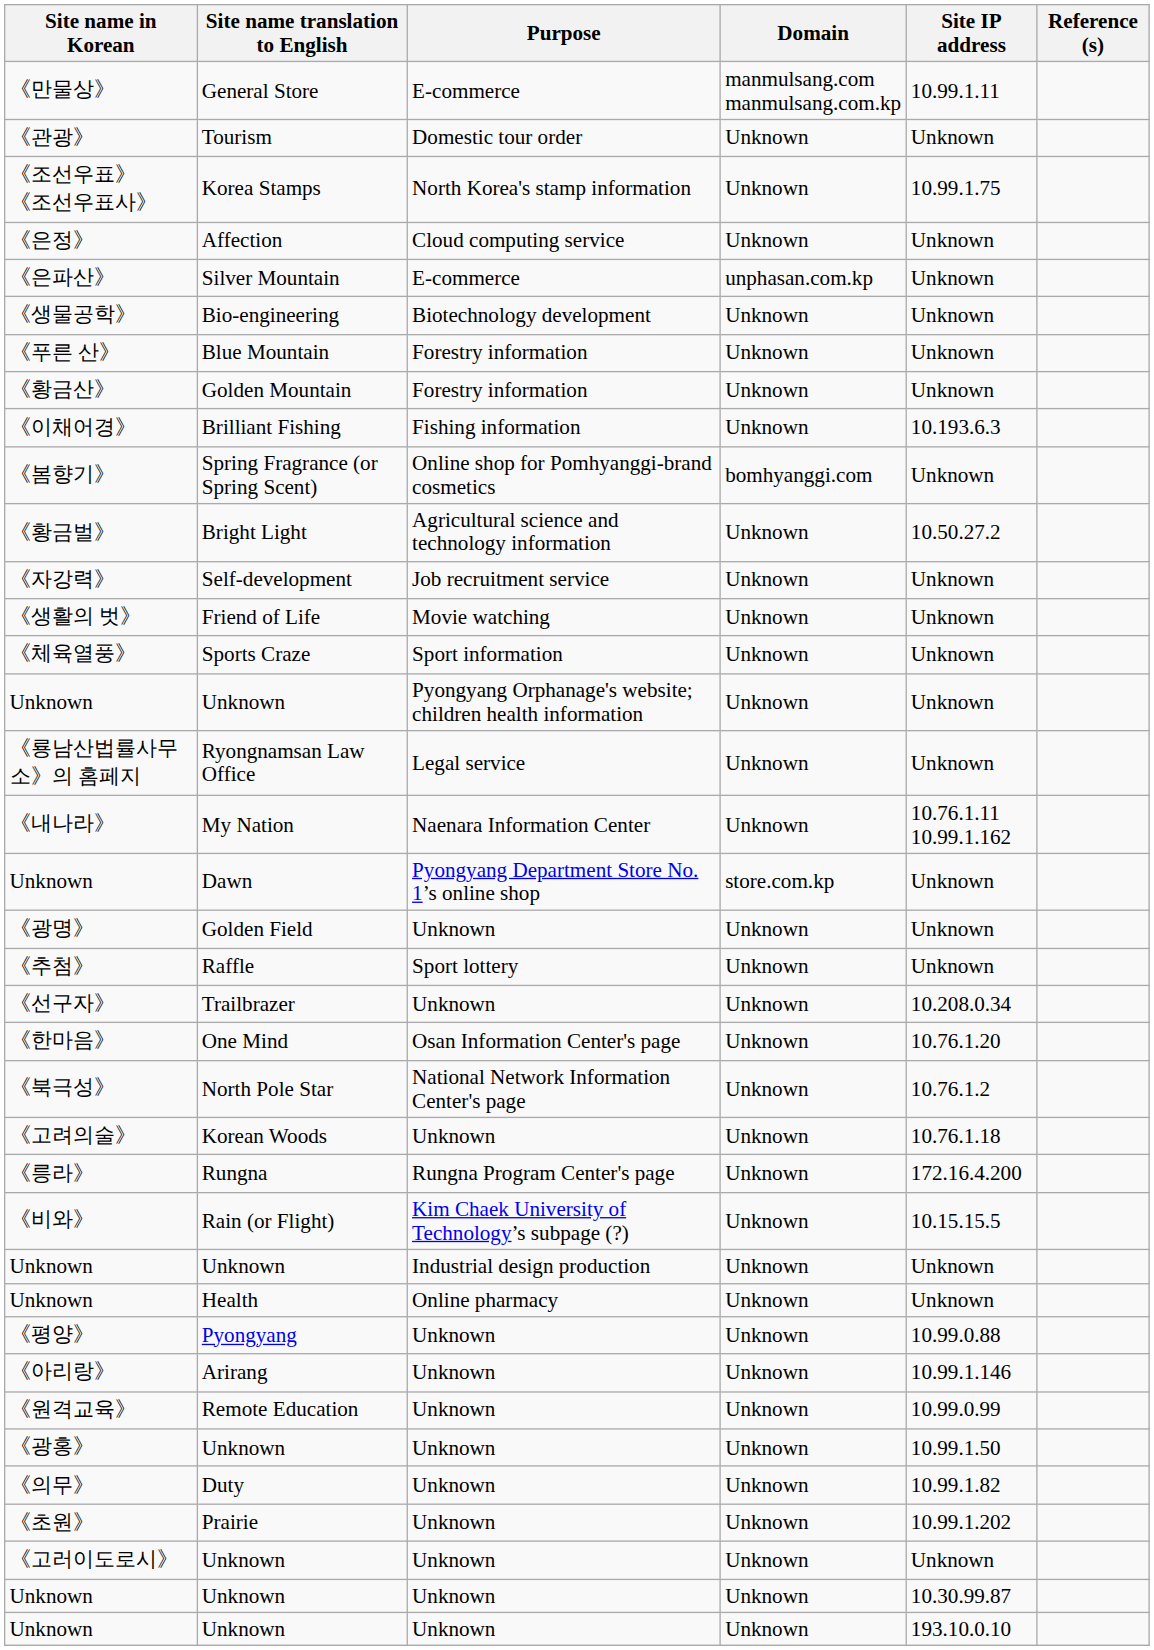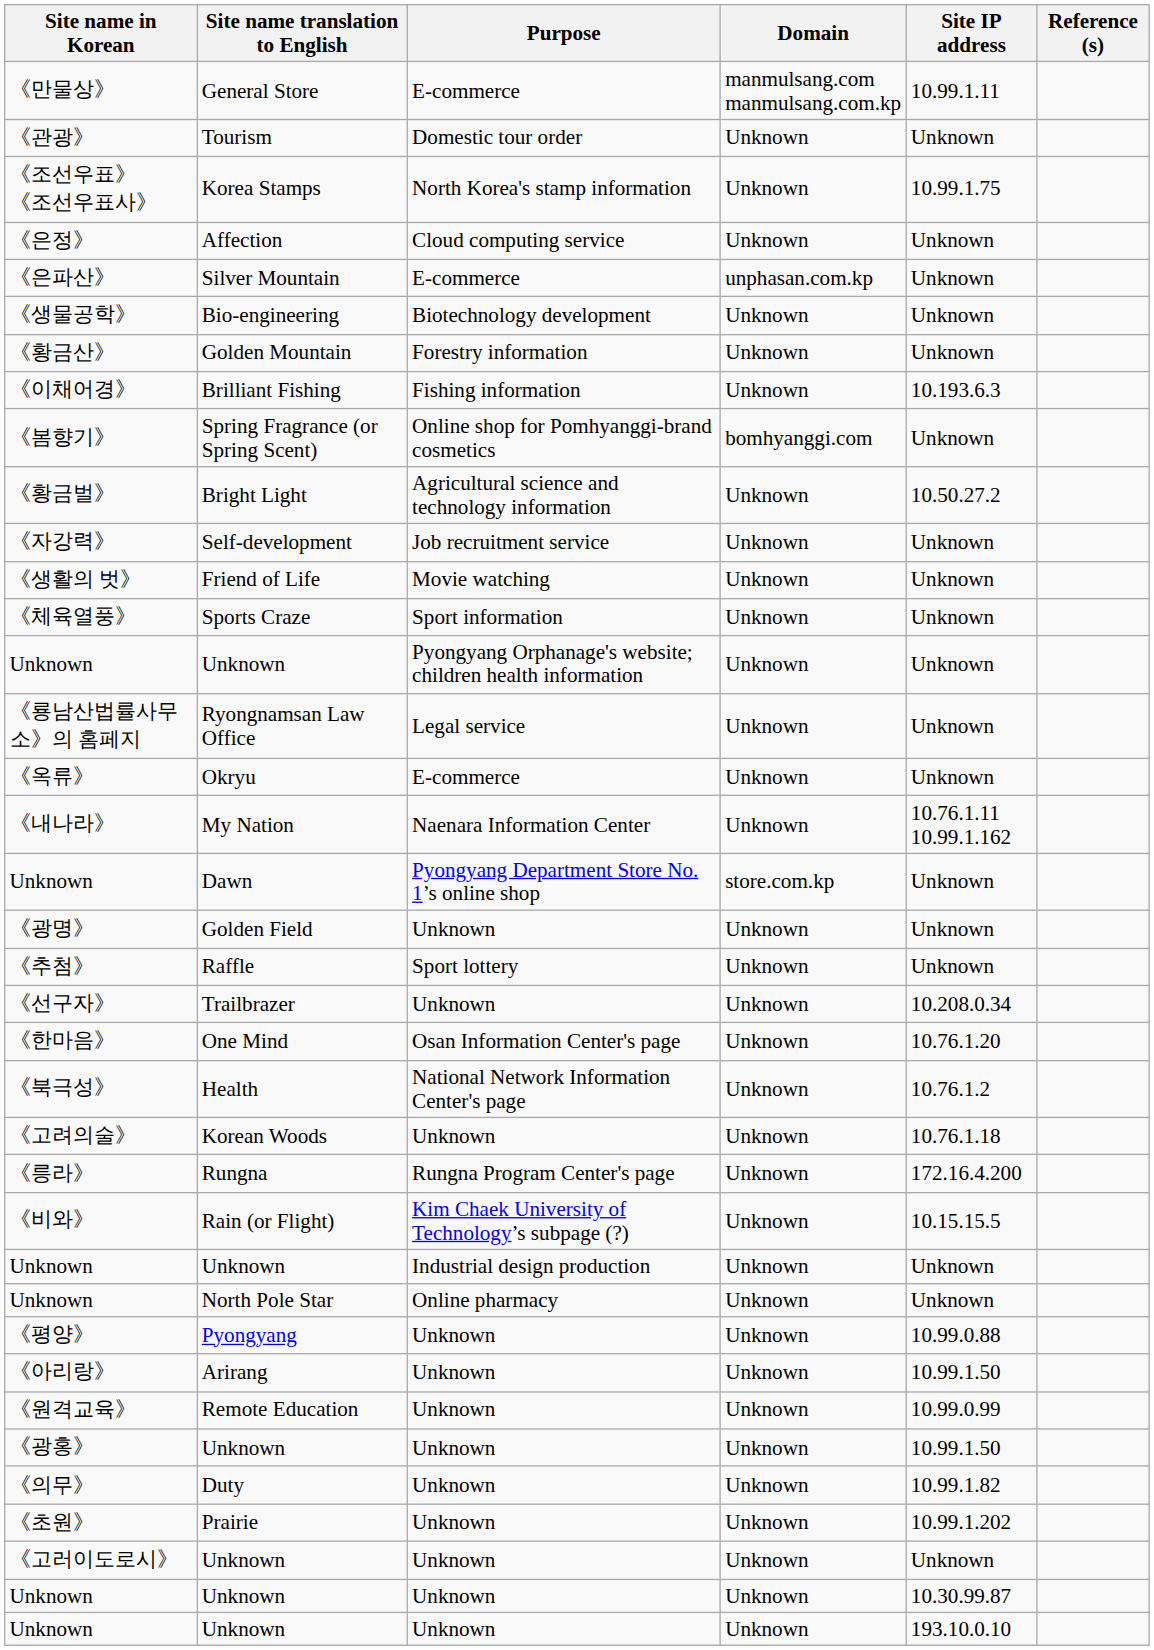- row: (65, 352)
+ row: (52, 776)
(267, 1088) North Pole Star -> (230, 1088) Health
(230, 1299) Health -> (267, 1299) North Pole Star
(961, 1372) 10.99.1.146 -> (956, 1372) 10.99.1.50
